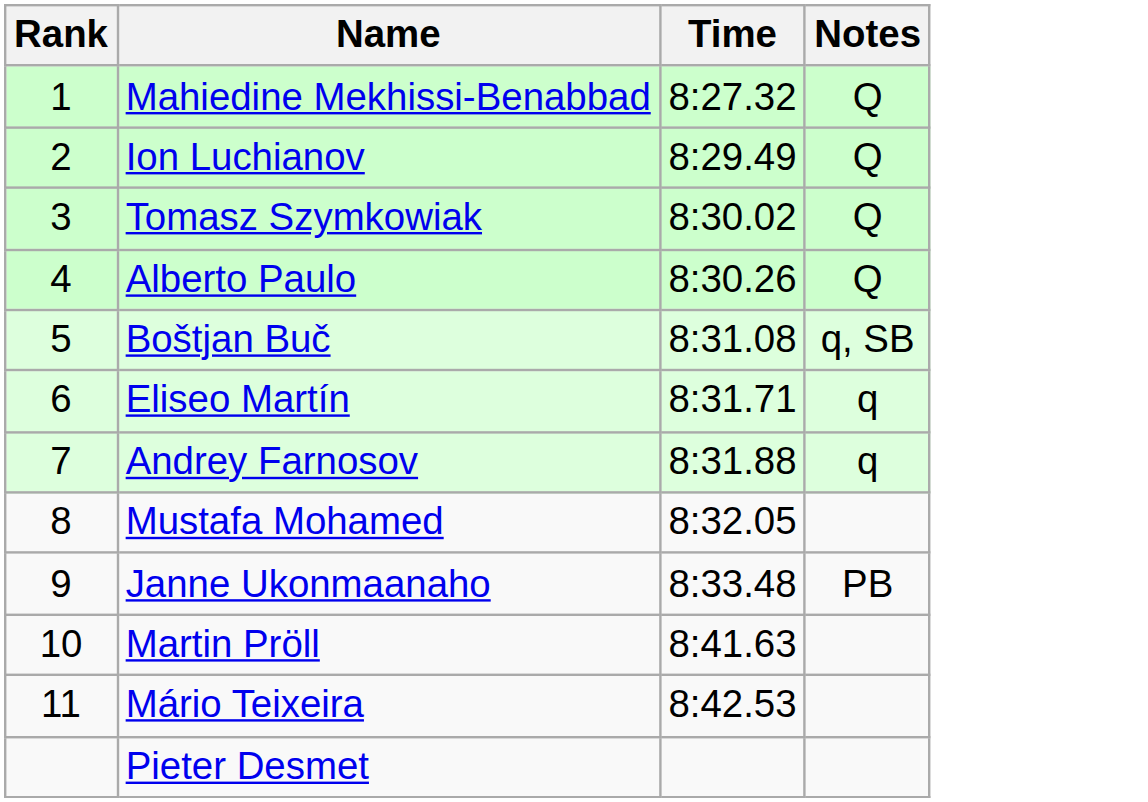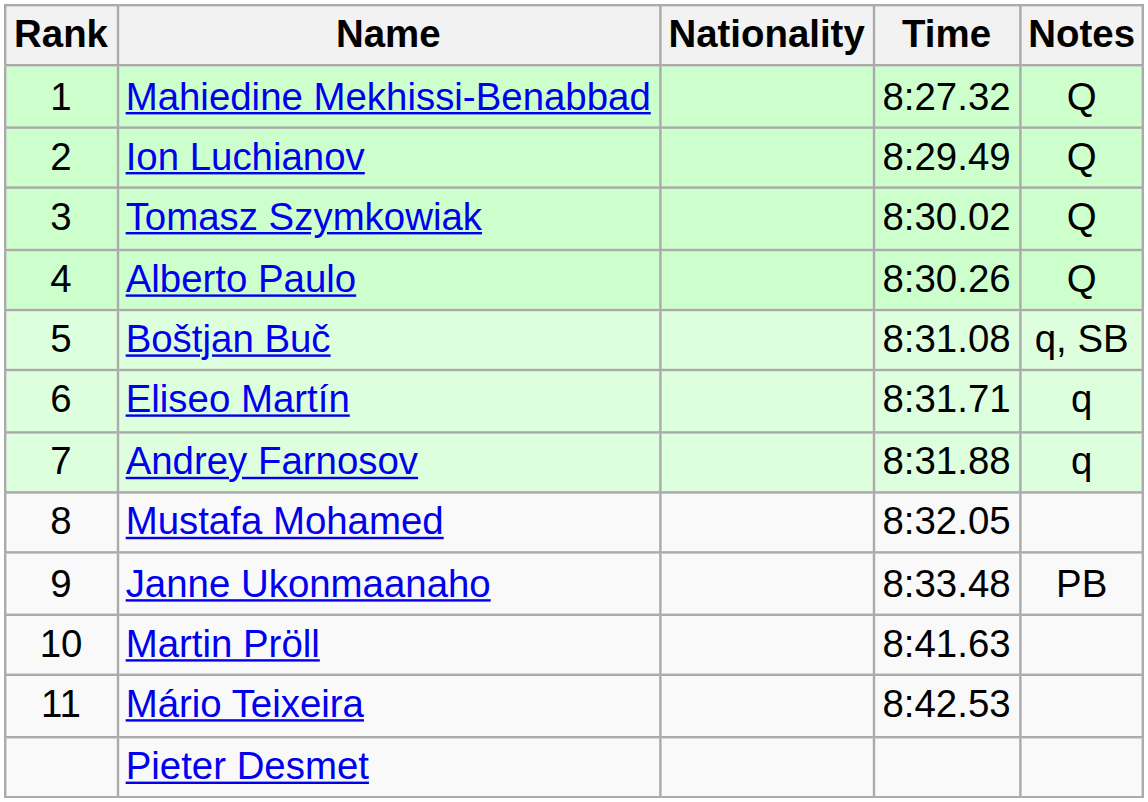+ column: (767, 34)
